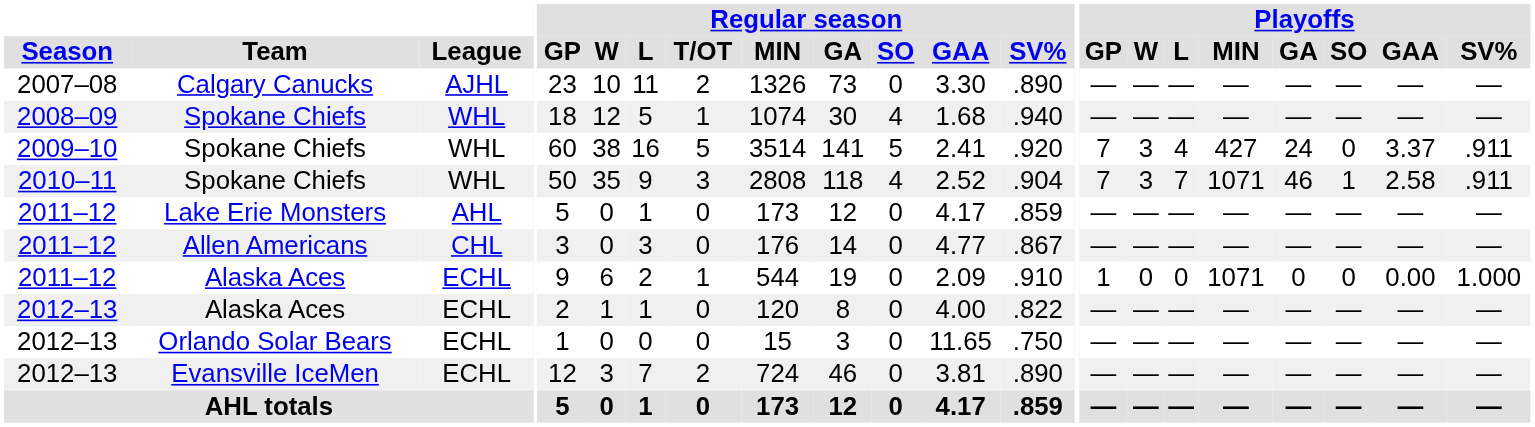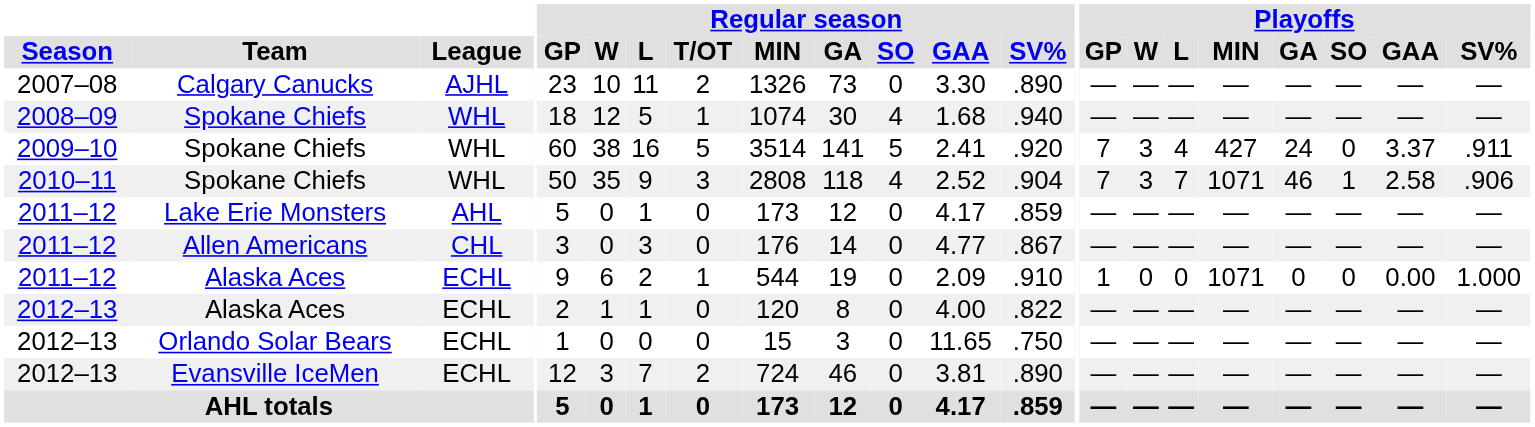(1489, 180) .911 -> (1489, 180) .906
